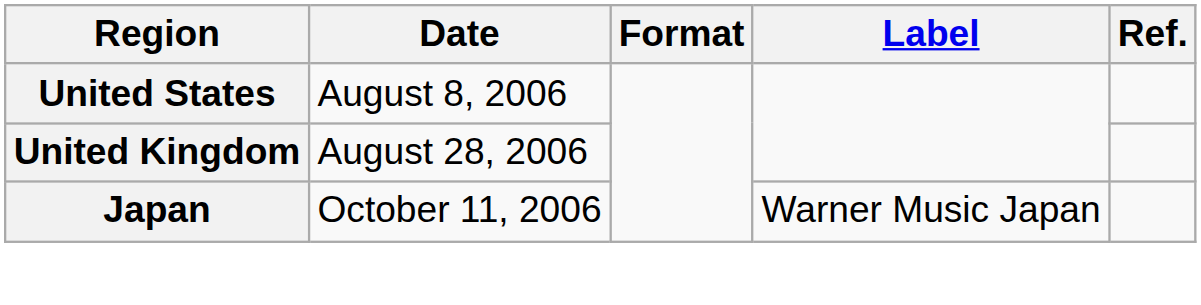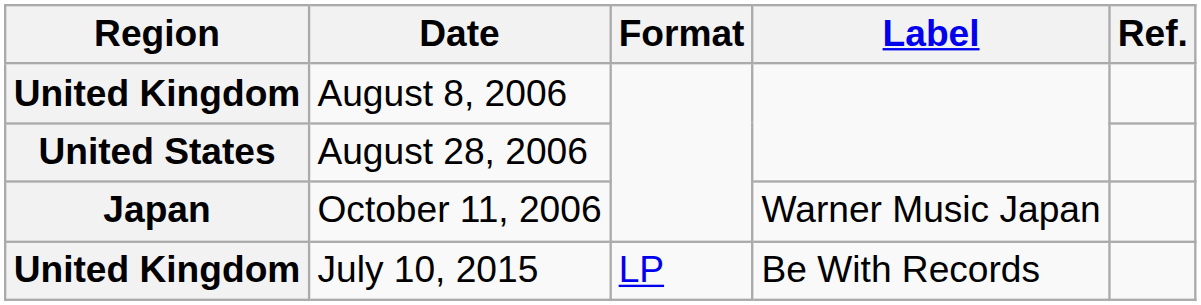(157, 92) United States -> (157, 92) United Kingdom
(157, 151) United Kingdom -> (157, 151) United States
+ row: (428, 269)
